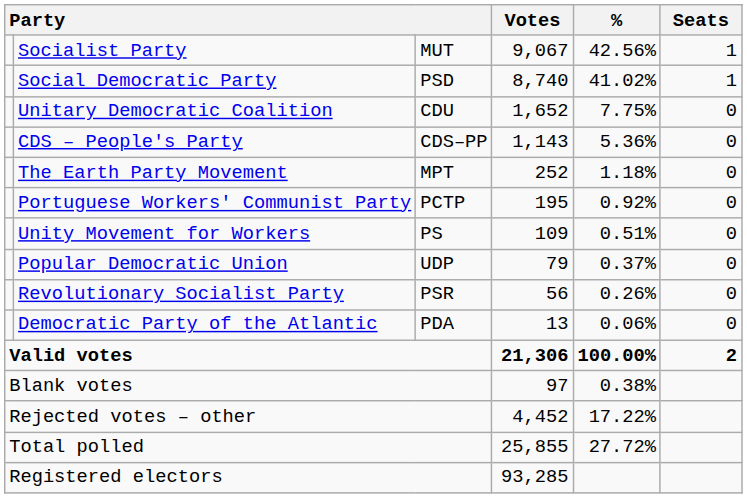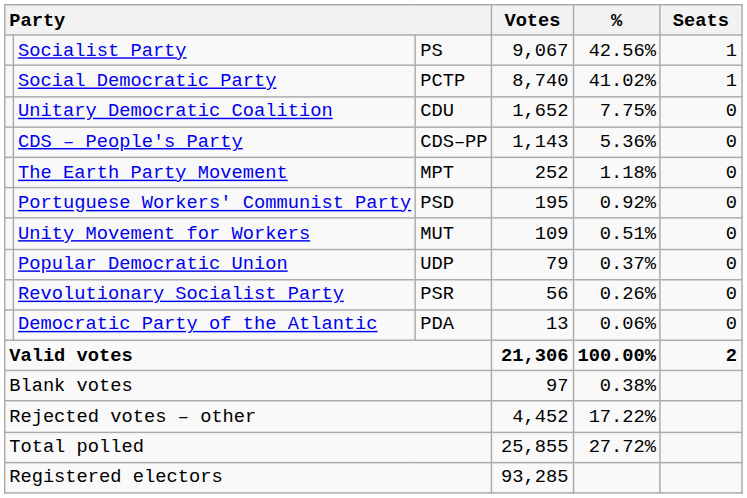(437, 50) MUT -> (431, 50) PS
(437, 81) PSD -> (443, 81) PCTP
(443, 203) PCTP -> (437, 203) PSD
(431, 234) PS -> (437, 234) MUT
